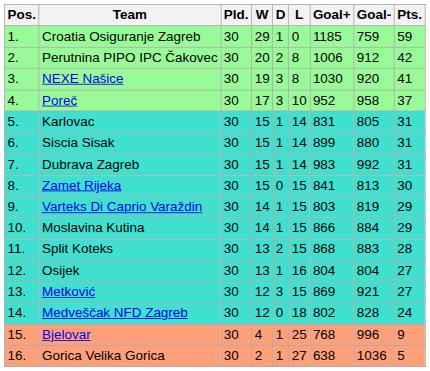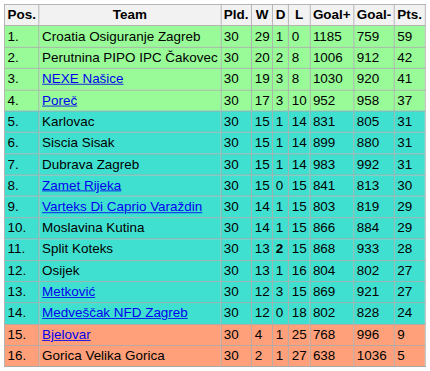(280, 249) normal -> (280, 249) bold
(368, 249) 883 -> (368, 249) 933
(368, 270) 804 -> (368, 270) 802
